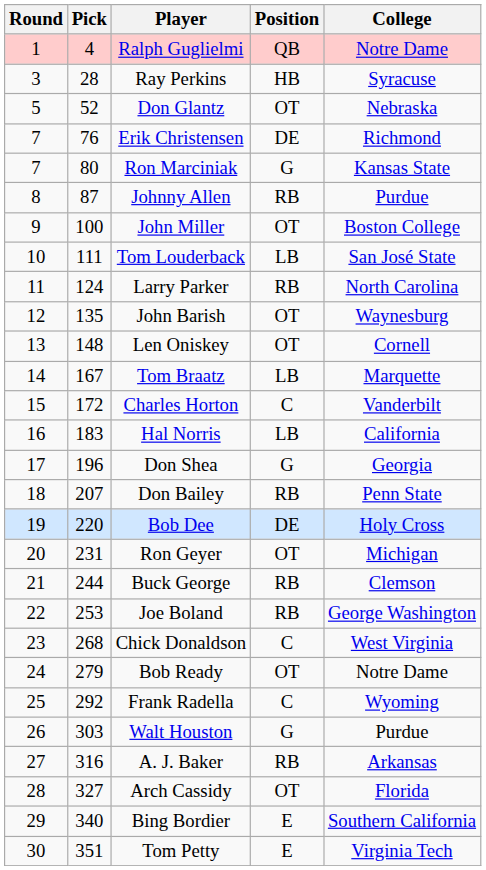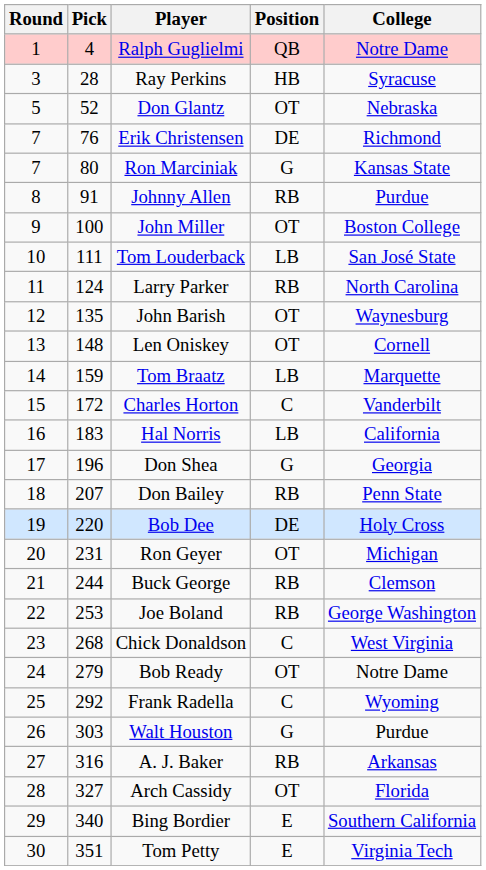(89, 197) 87 -> (89, 197) 91
(89, 375) 167 -> (89, 375) 159
